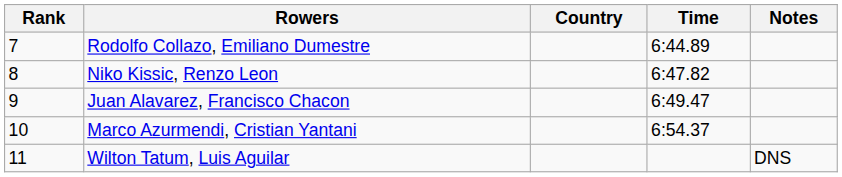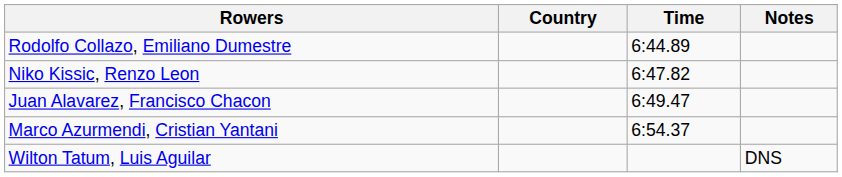- column: (44, 18)
